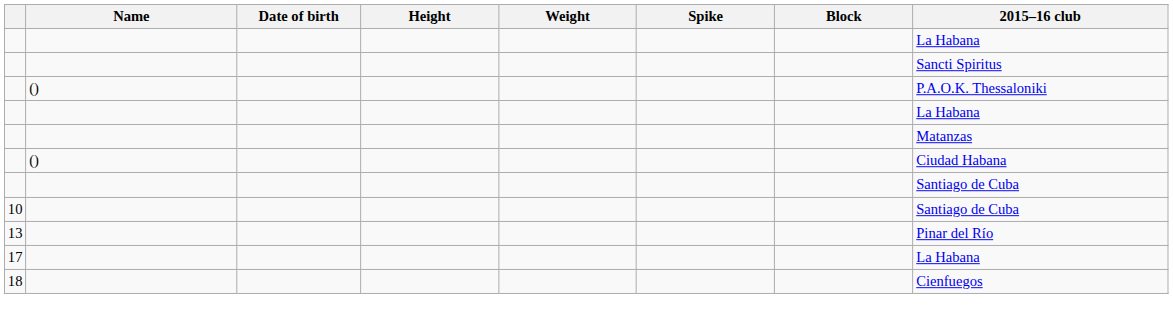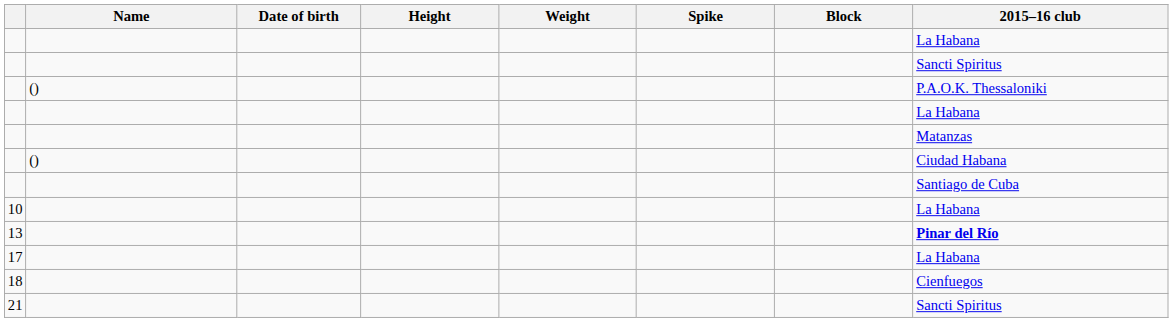(968, 209) Santiago de Cuba -> (948, 209) La Habana
(955, 233) normal -> (957, 233) bold
+ row: (15, 305)
